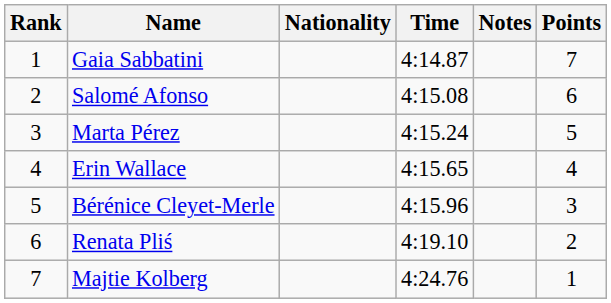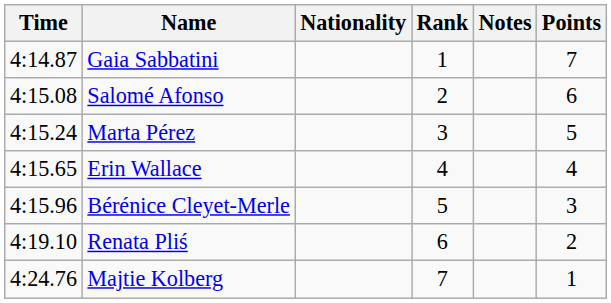columns swapped: (36, 22) <-> (435, 22)
